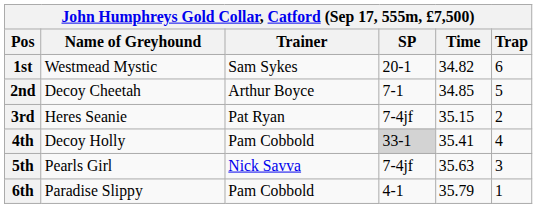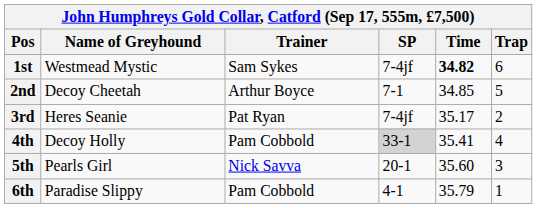(397, 66) 20-1 -> (398, 66) 7-4jf
(456, 66) normal -> (456, 66) bold
(456, 116) 35.15 -> (456, 116) 35.17
(398, 166) 7-4jf -> (397, 166) 20-1
(456, 166) 35.63 -> (456, 166) 35.60
